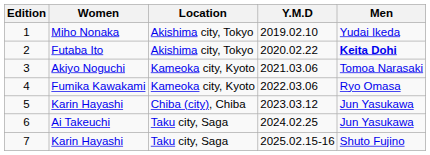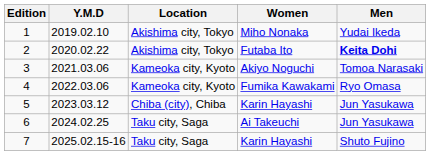columns swapped: (297, 13) <-> (98, 13)
